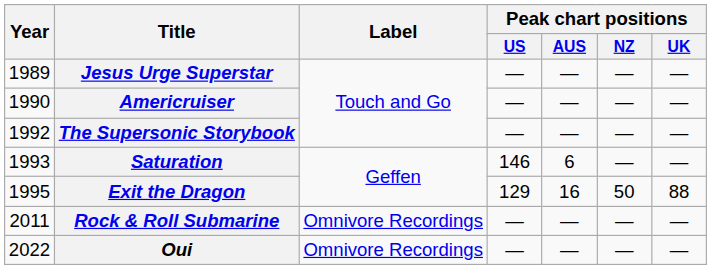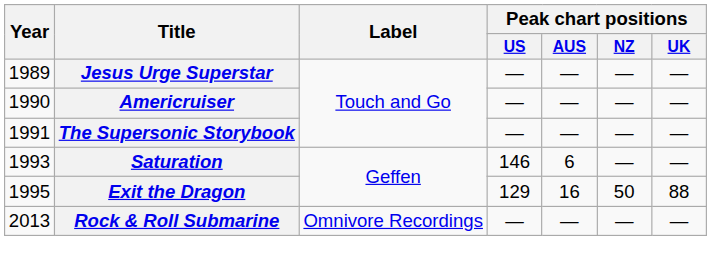(30, 132) 1992 -> (30, 132) 1991
(30, 220) 2011 -> (30, 220) 2013
- row: (177, 250)
